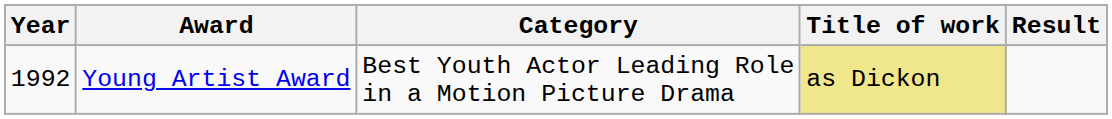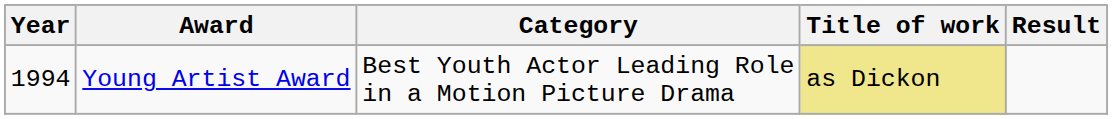(41, 80) 1992 -> (41, 80) 1994
